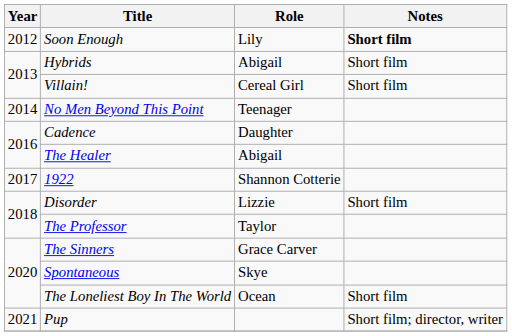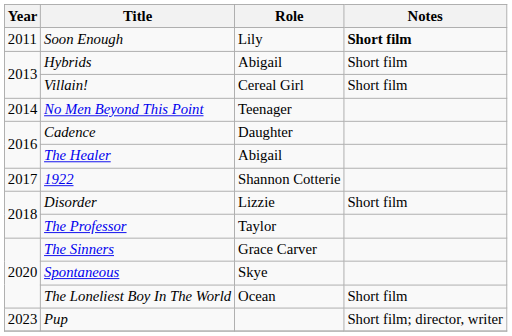(23, 39) 2012 -> (22, 39) 2011
(23, 319) 2021 -> (23, 319) 2023
